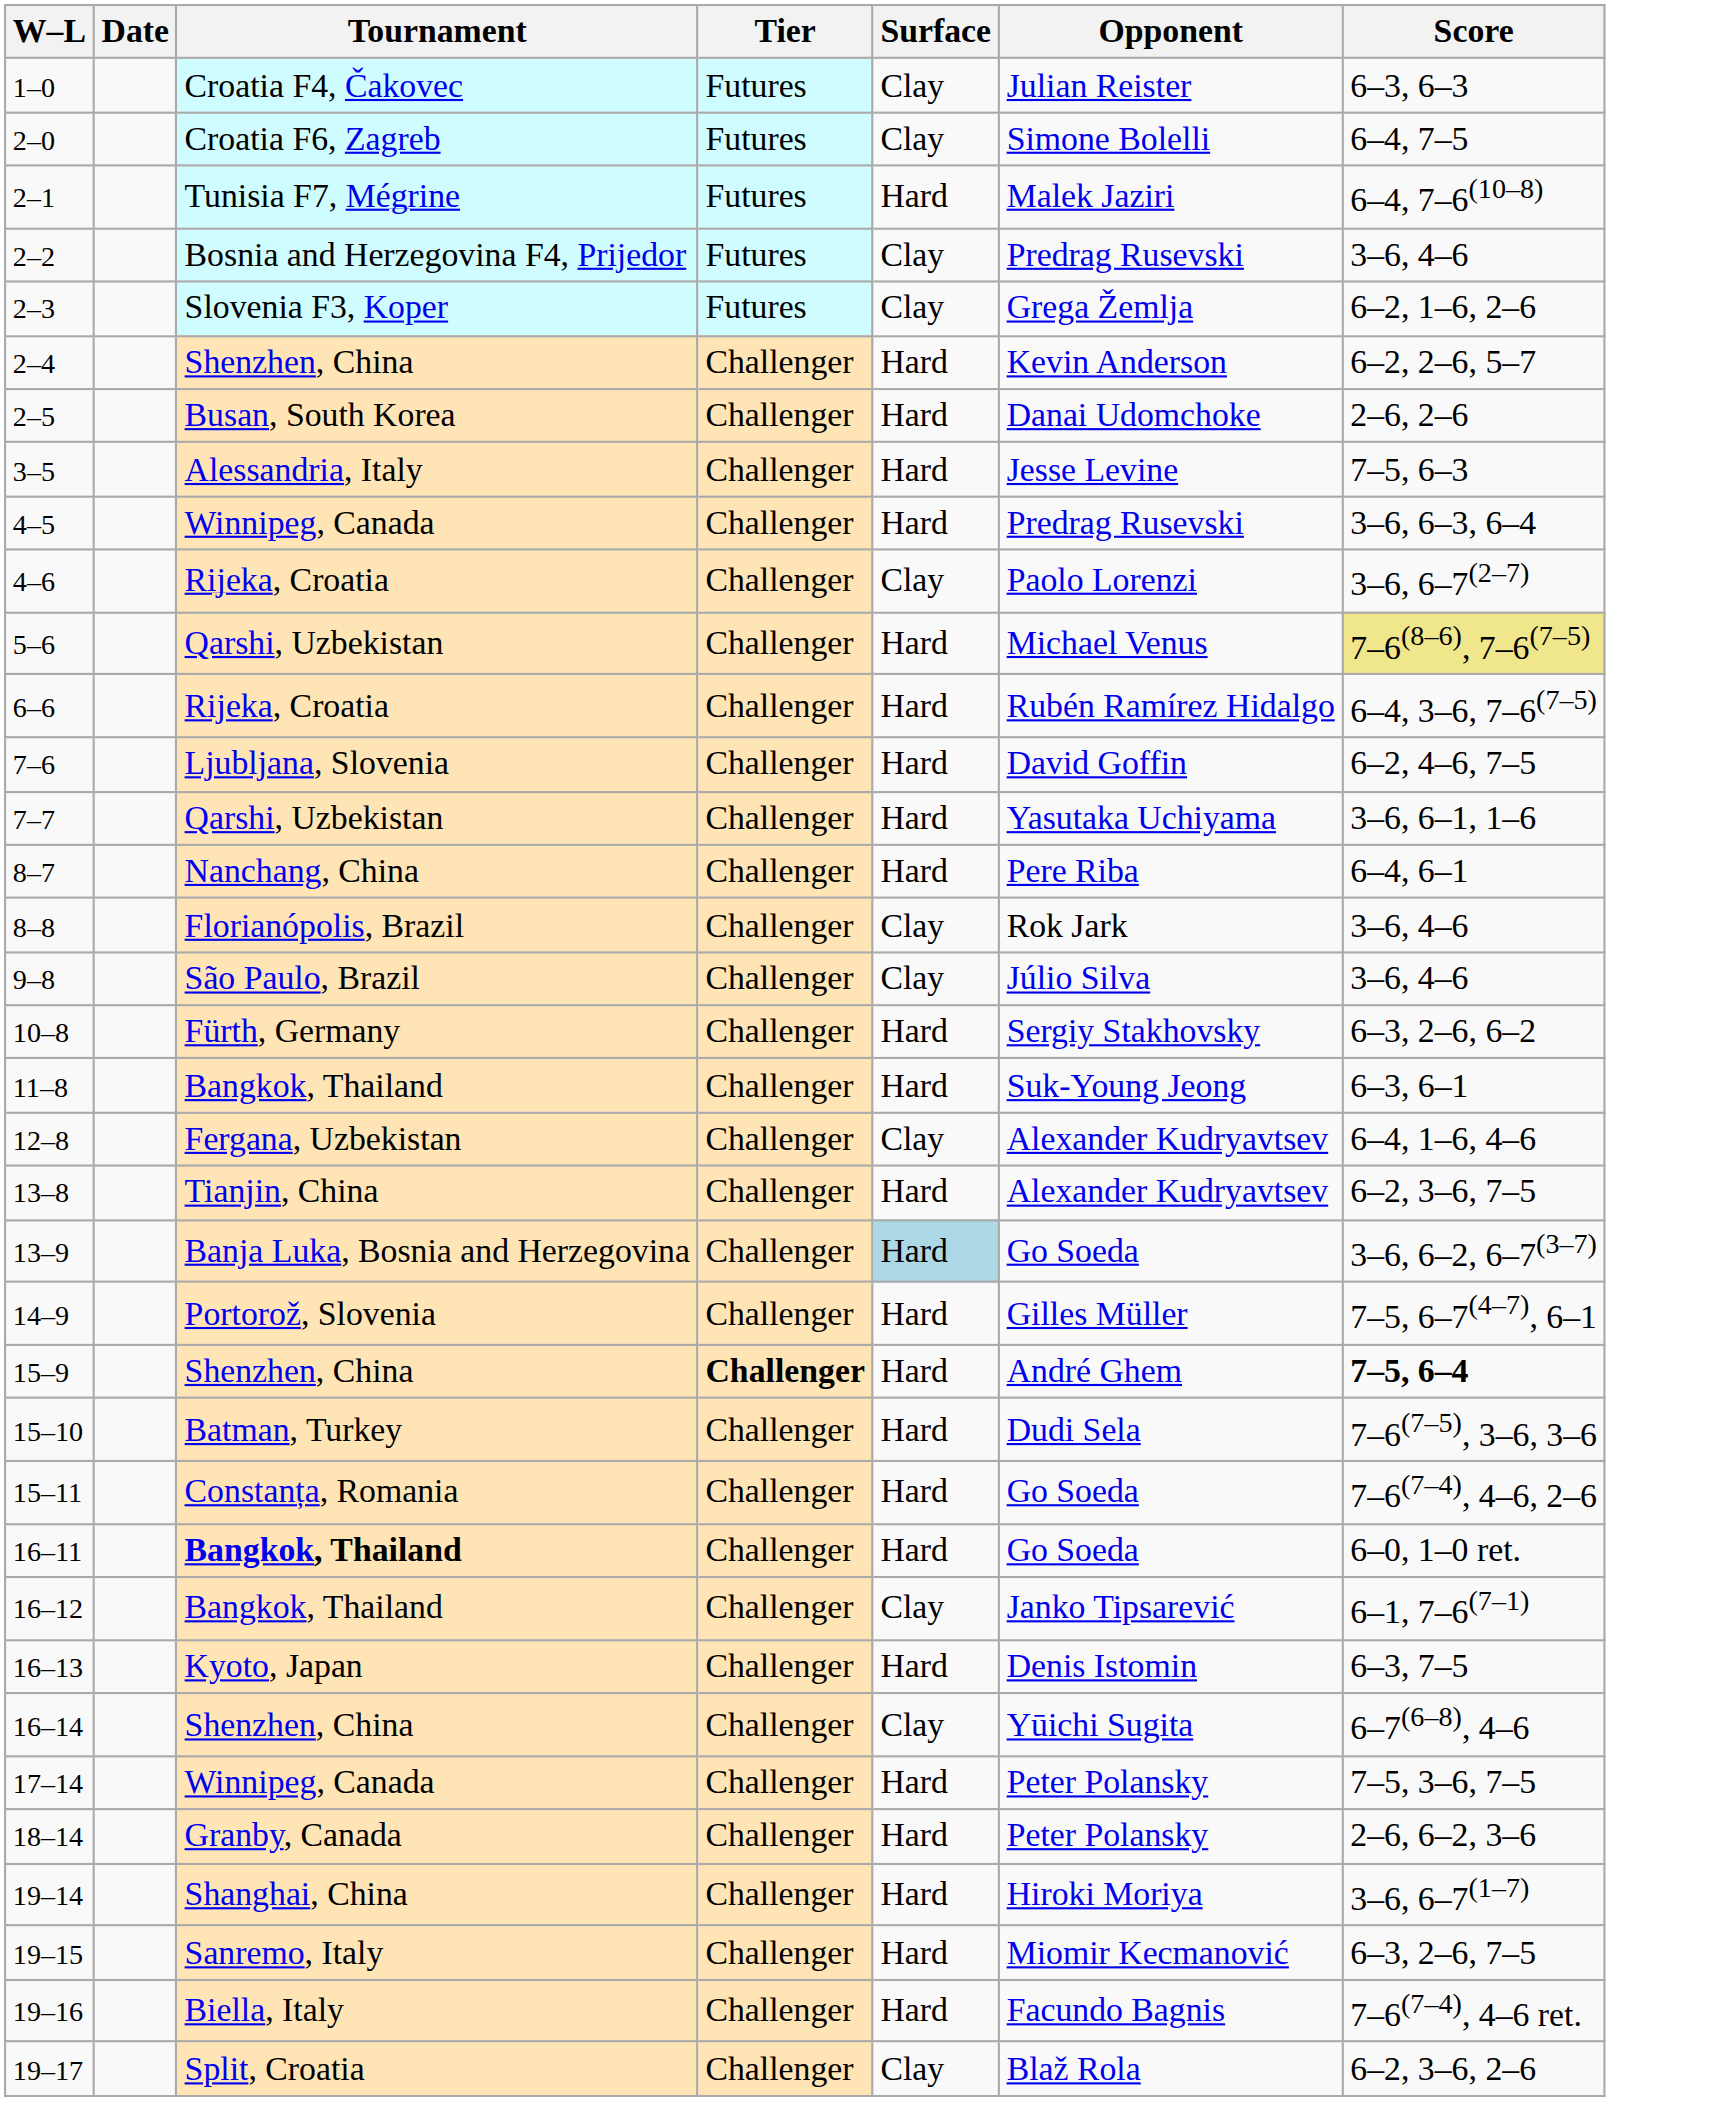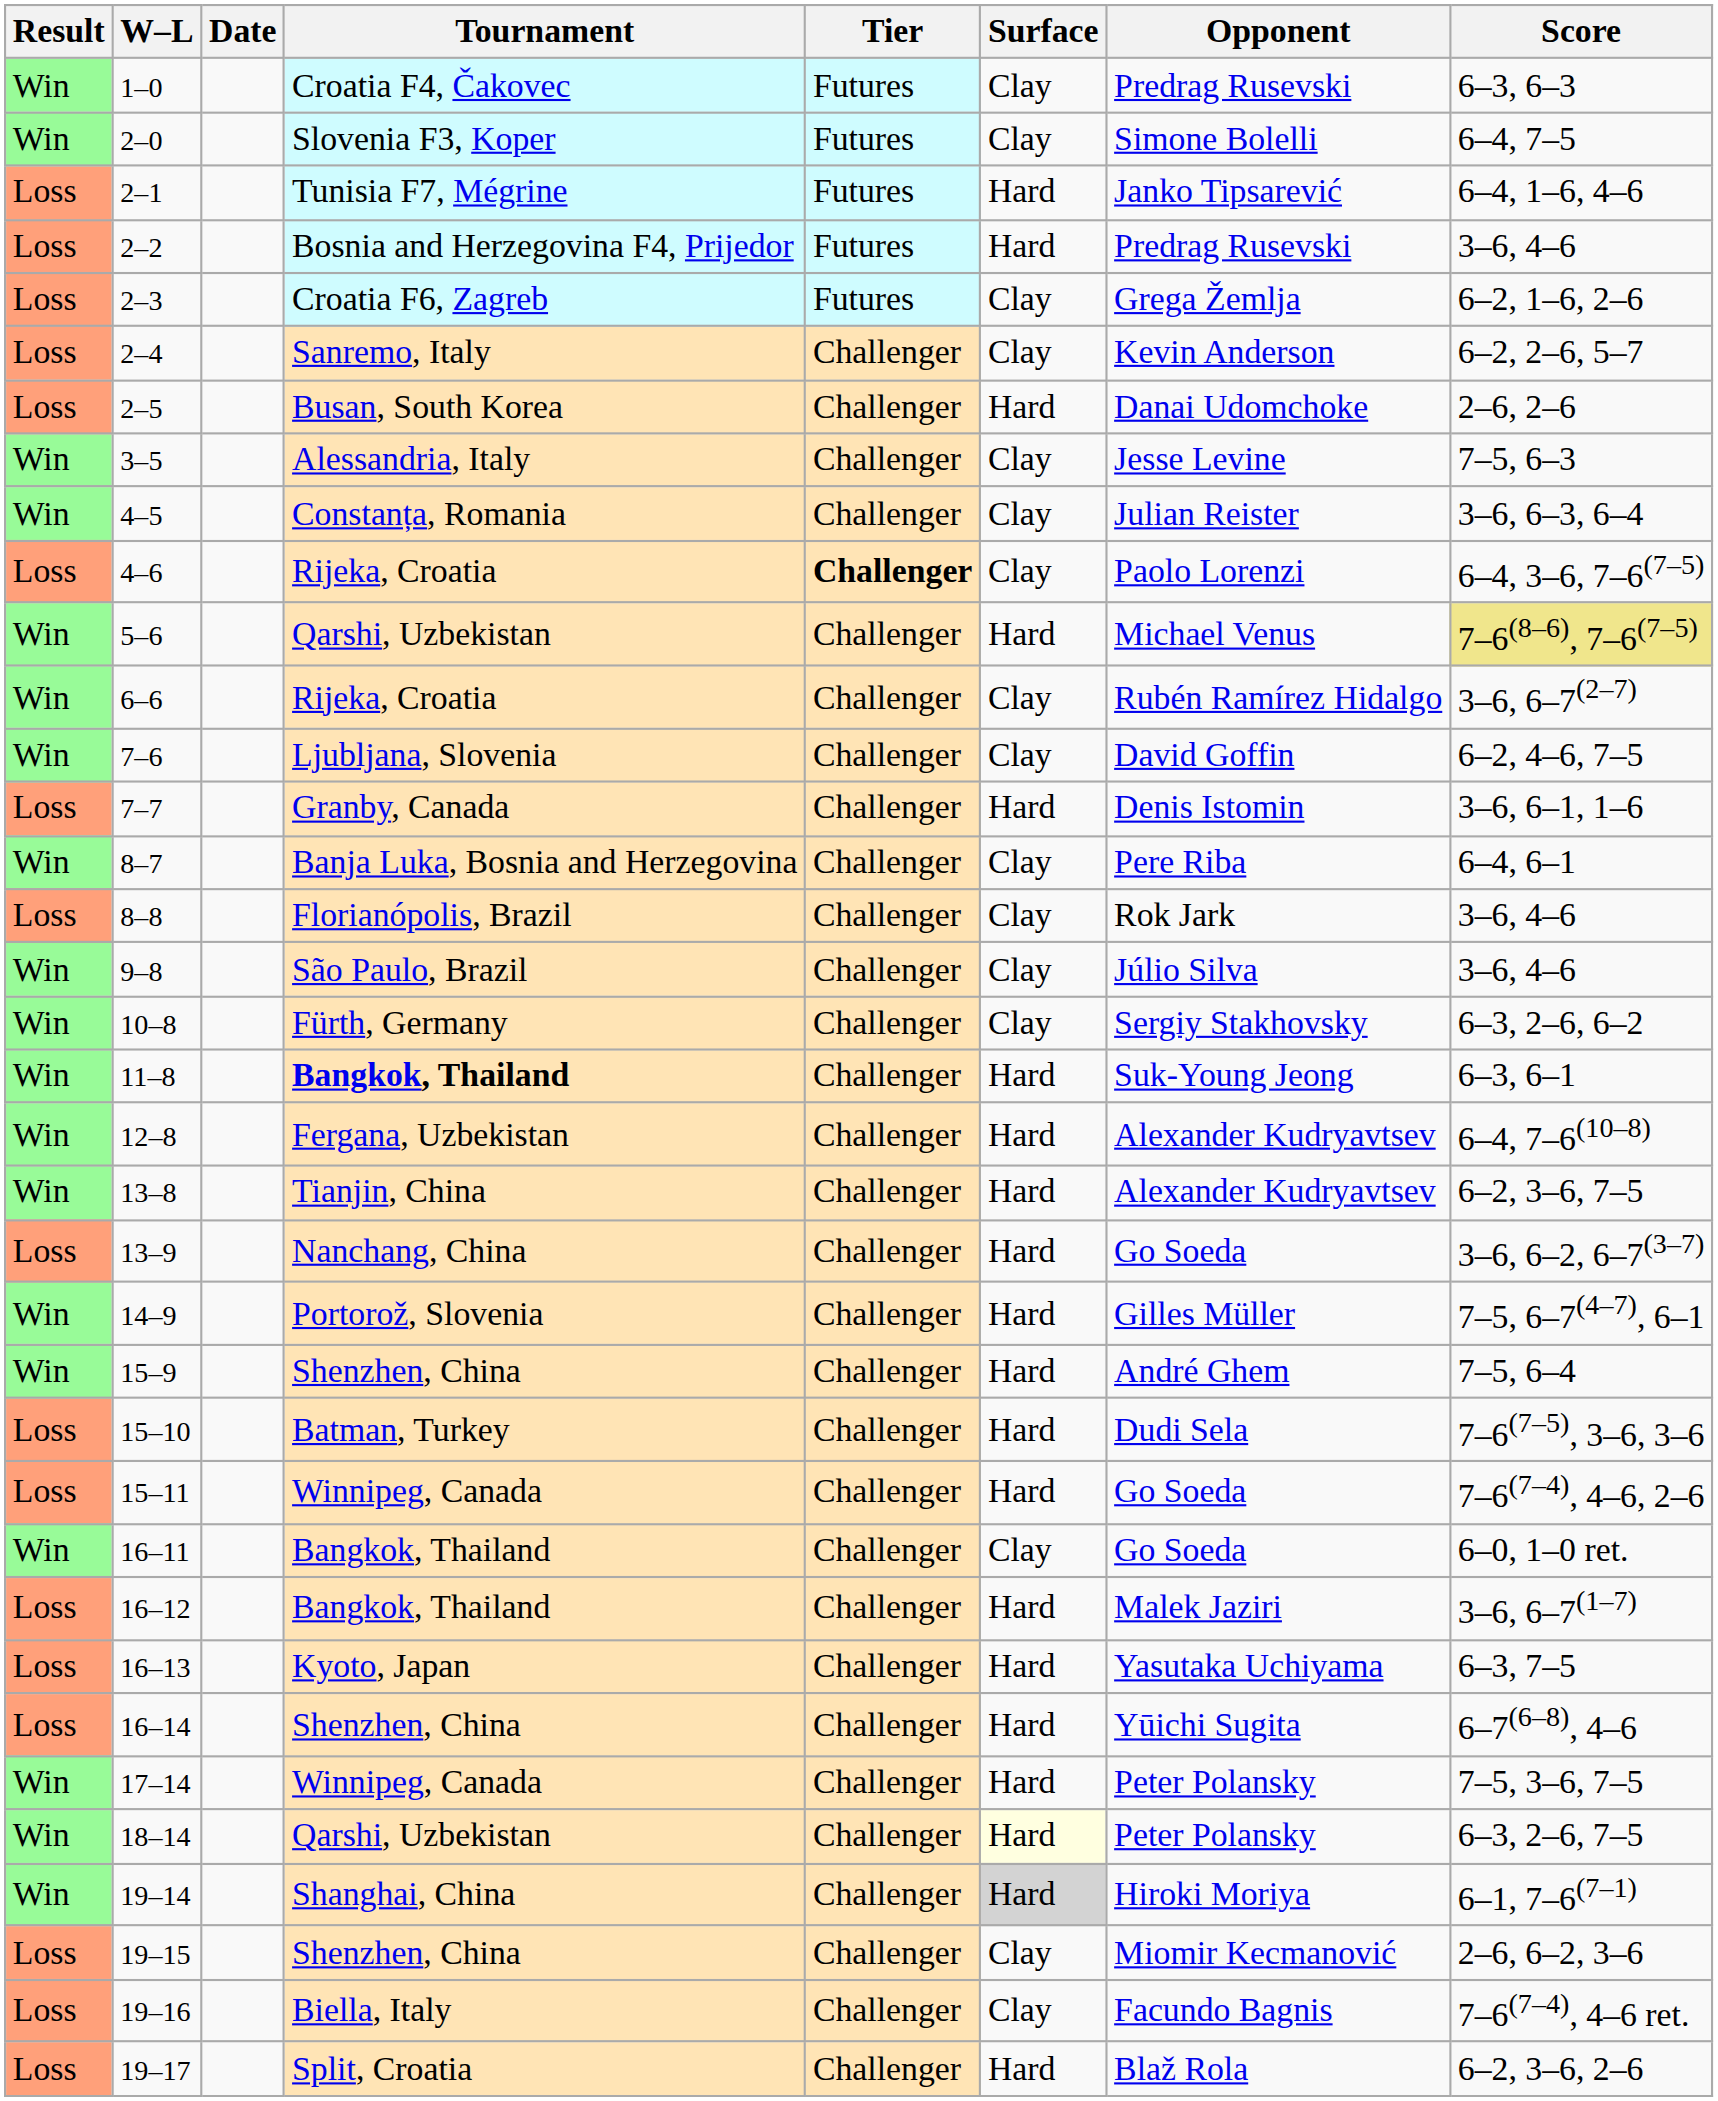+ column: (59, 31)
(1099, 84) Julian Reister -> (1233, 84) Predrag Rusevski
(313, 138) Croatia F6, Zagreb -> (424, 138) Slovenia F3, Koper
(1091, 196) Malek Jaziri -> (1228, 191) Janko Tipsarević
(1447, 196) 6–4, 7–6(10–8) -> (1551, 191) 6–4, 1–6, 4–6
(912, 254) Clay -> (1022, 245) Hard
(316, 308) Slovenia F3, Koper -> (420, 298) Croatia F6, Zagreb
(299, 361) Shenzhen, China -> (391, 352) Sanremo, Italy
(914, 361) Hard -> (1020, 352) Clay
(914, 468) Hard -> (1020, 459) Clay
(310, 522) Winnipeg, Canada -> (429, 513) Constanța, Romania
(914, 522) Hard -> (1020, 513) Clay
(1125, 522) Predrag Rusevski -> (1206, 513) Julian Reister
(780, 580) normal -> (893, 571) bold
(1440, 580) 3–6, 6–7(2–7) -> (1581, 571) 6–4, 3–6, 7–6(7–5)
(914, 705) Hard -> (1020, 696) Clay
(1474, 705) 6–4, 3–6, 7–6(7–5) -> (1547, 696) 3–6, 6–7(2–7)
(914, 763) Hard -> (1020, 754) Clay
(314, 817) Qarshi, Uzbekistan -> (401, 808) Granby, Canada
(1141, 817) Yasutaka Uchiyama -> (1209, 808) Denis Istomin
(302, 870) Nanchang, China -> (545, 861) Banja Luka, Bosnia and Herzegovina
(914, 870) Hard -> (1020, 861) Clay
(914, 1031) Hard -> (1020, 1022) Clay
(314, 1085) normal -> (431, 1075) bold
(912, 1138) Clay -> (1022, 1134) Hard
(1443, 1138) 6–4, 1–6, 4–6 -> (1554, 1134) 6–4, 7–6(10–8)
(437, 1250) Banja Luka, Bosnia and Herzegovina -> (409, 1250) Nanchang, China
(914, 1250) lightblue background -> (1022, 1250) no background
(785, 1371) bold -> (887, 1371) normal
(1409, 1371) bold -> (1517, 1371) normal
(322, 1491) Constanța, Romania -> (417, 1491) Winnipeg, Canada
(323, 1549) bold -> (421, 1549) normal
(914, 1549) Hard -> (1020, 1549) Clay
(912, 1608) Clay -> (1022, 1608) Hard
(1121, 1608) Janko Tipsarević -> (1198, 1608) Malek Jaziri
(1440, 1608) 6–1, 7–6(7–1) -> (1547, 1608) 3–6, 6–7(1–7)
(1102, 1666) Denis Istomin -> (1249, 1666) Yasutaka Uchiyama
(912, 1724) Clay -> (1022, 1724) Hard
(293, 1835) Granby, Canada -> (421, 1835) Qarshi, Uzbekistan
(914, 1835) no background -> (1022, 1835) lightyellow background
(1443, 1835) 2–6, 6–2, 3–6 -> (1551, 1835) 6–3, 2–6, 7–5
(914, 1894) no background -> (1022, 1894) lightgrey background
(1440, 1894) 3–6, 6–7(1–7) -> (1547, 1894) 6–1, 7–6(7–1)
(284, 1952) Sanremo, Italy -> (406, 1952) Shenzhen, China
(914, 1952) Hard -> (1020, 1952) Clay
(1443, 1952) 6–3, 2–6, 7–5 -> (1551, 1952) 2–6, 6–2, 3–6
(914, 2010) Hard -> (1020, 2010) Clay
(912, 2068) Clay -> (1022, 2068) Hard
